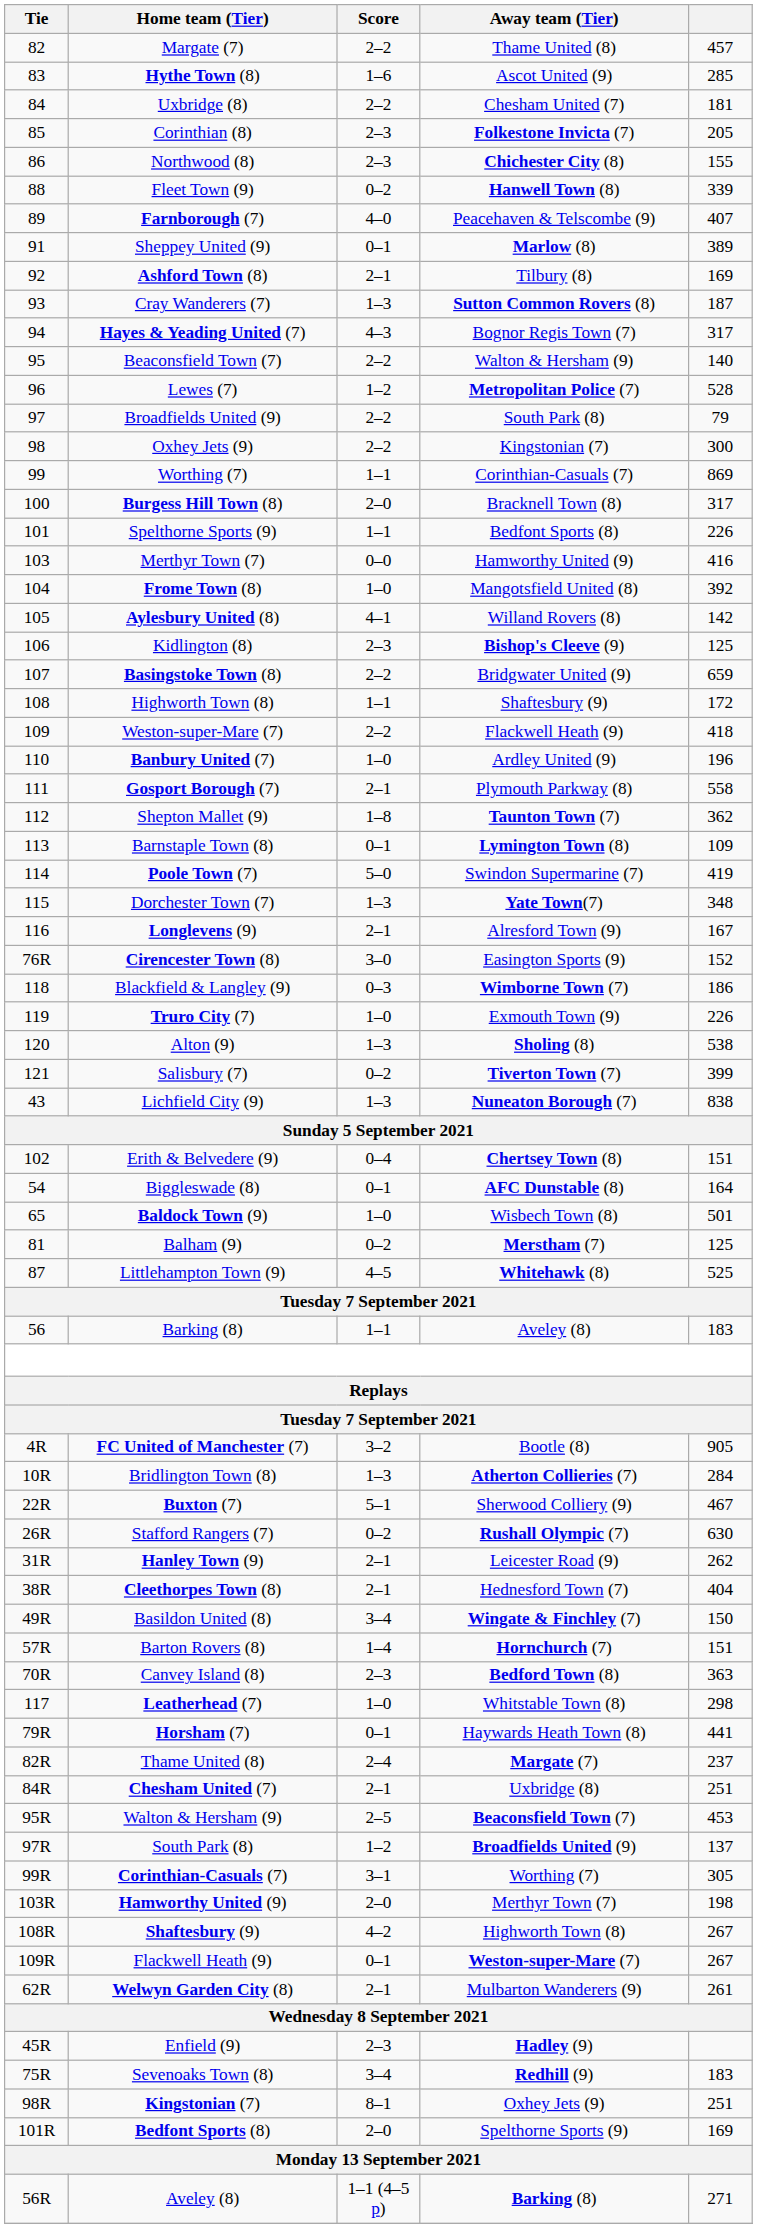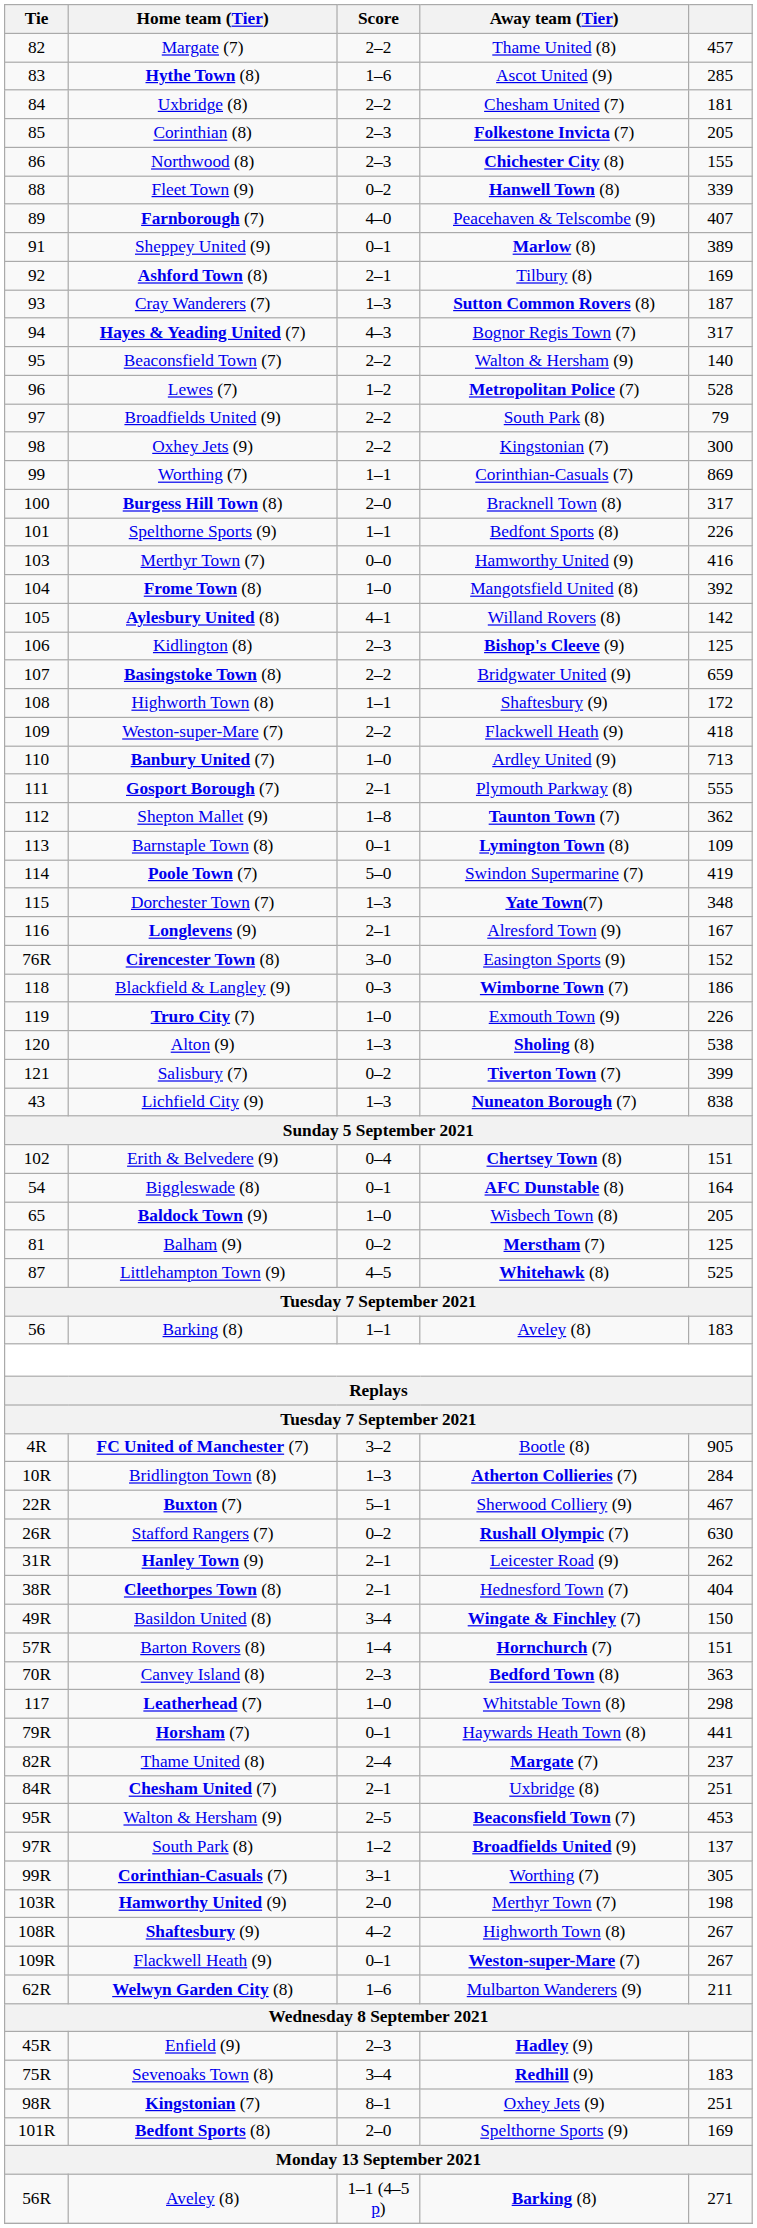(720, 760) 196 -> (720, 760) 713
(720, 788) 558 -> (720, 788) 555
(720, 1216) 501 -> (720, 1216) 205
(378, 1989) 2–1 -> (378, 1989) 1–6
(720, 1989) 261 -> (720, 1989) 211
